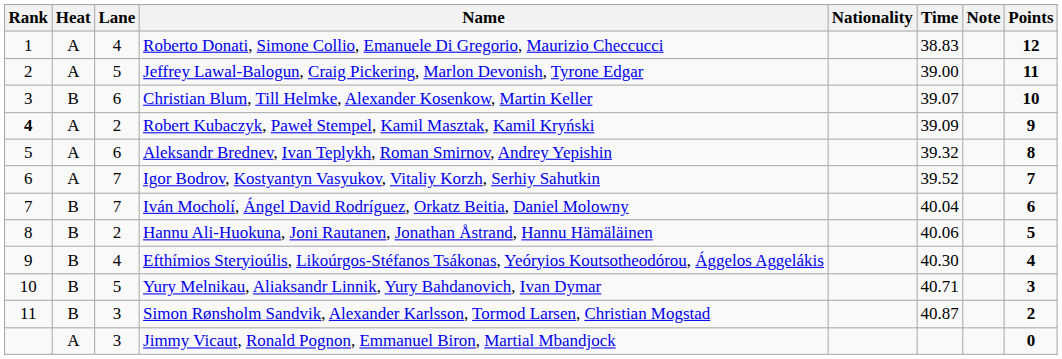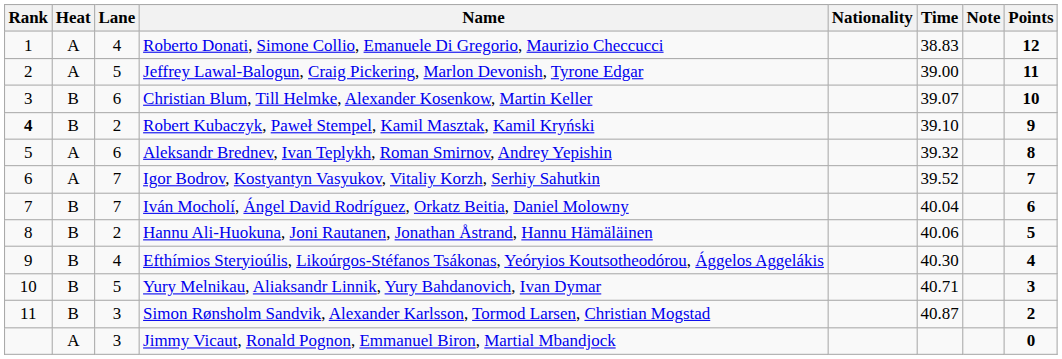(73, 125) A -> (73, 125) B
(940, 125) 39.09 -> (940, 125) 39.10
